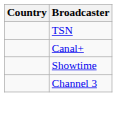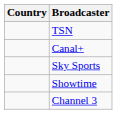+ row: (76, 65)
